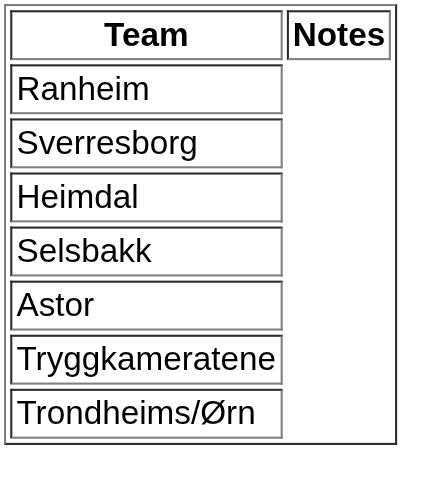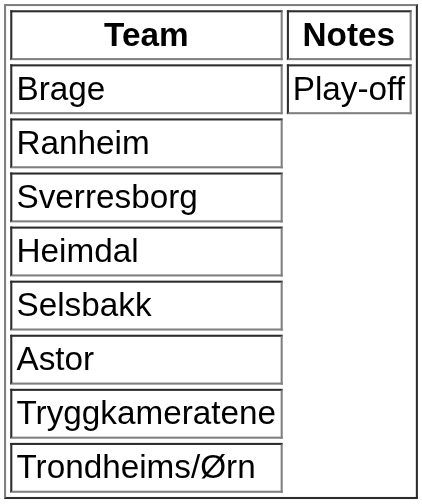+ row: (61, 88)
